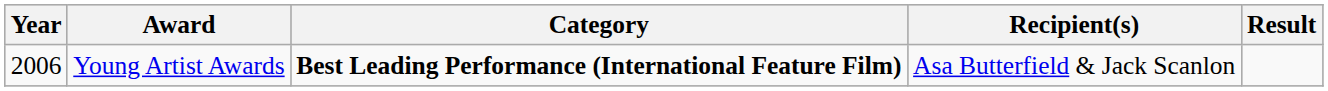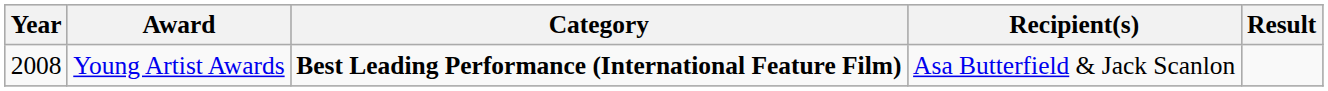(36, 65) 2006 -> (36, 65) 2008
